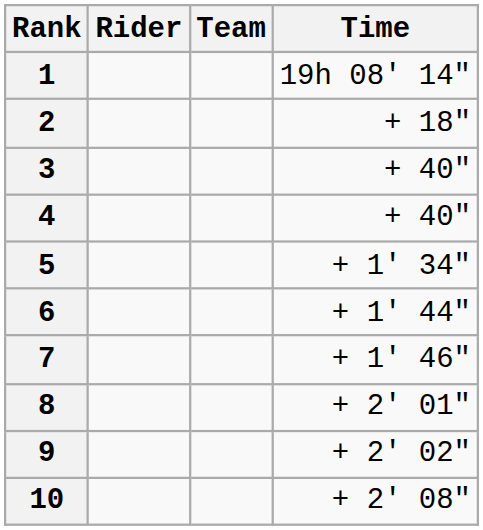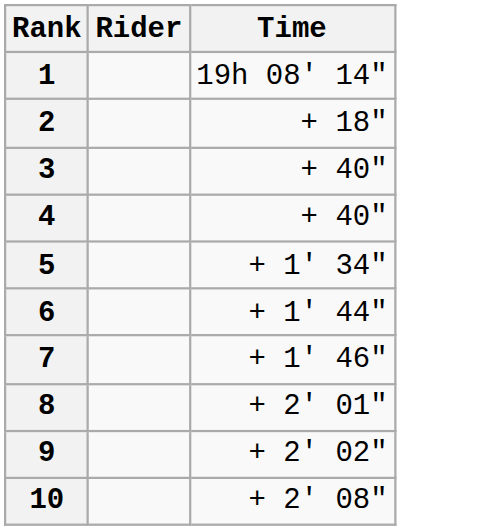- column: (231, 29)
